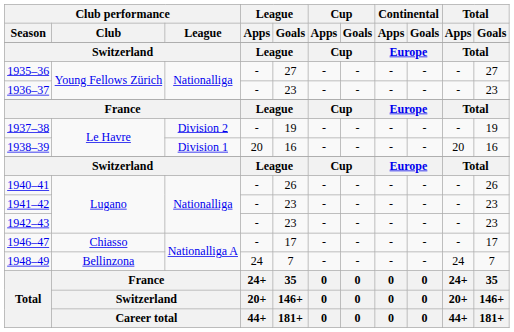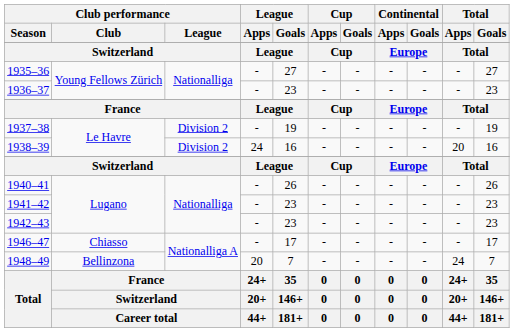(203, 147) Division 1 -> (203, 147) Division 2
(257, 147) 20 -> (257, 147) 24
(257, 261) 24 -> (257, 261) 20
